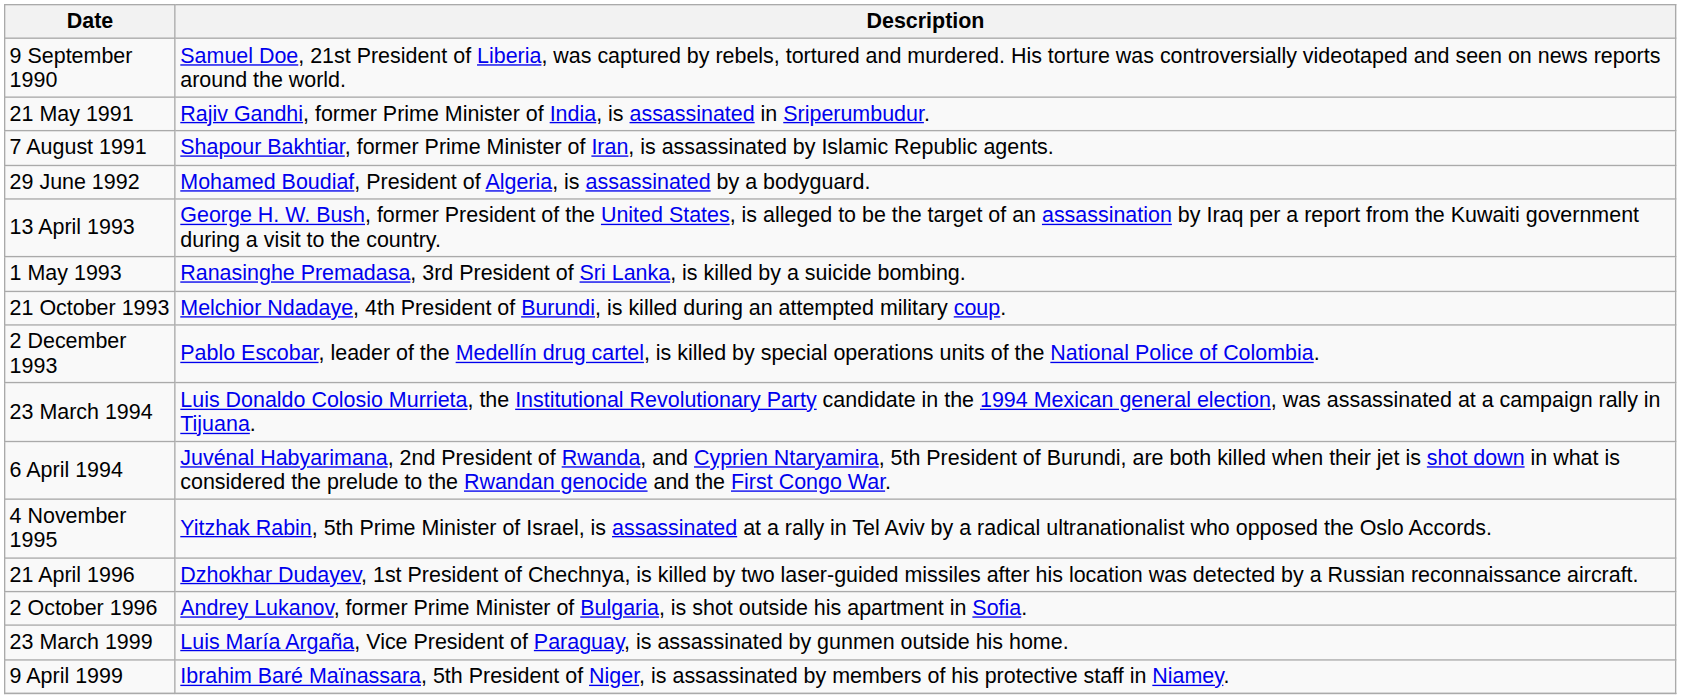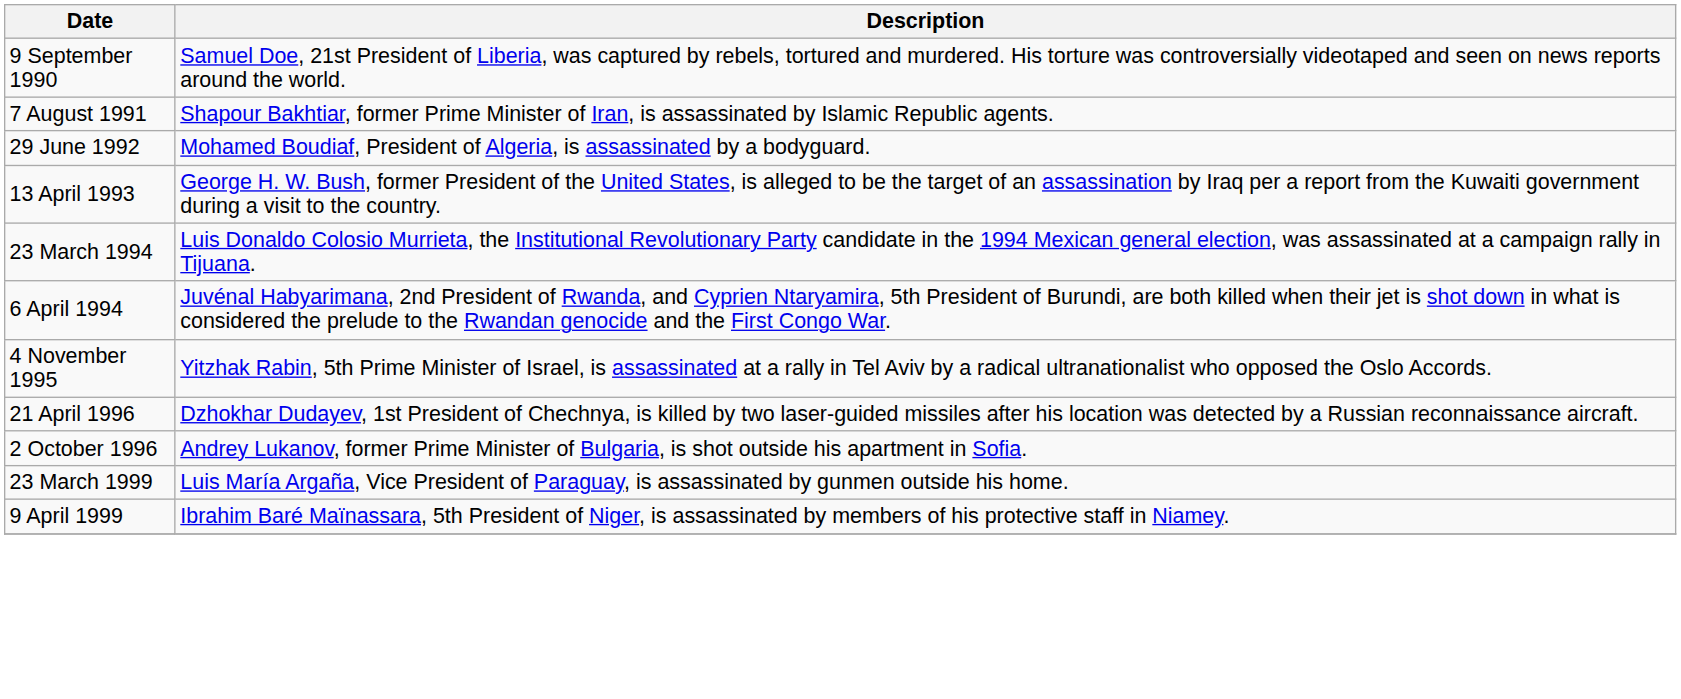- row: (72, 113)
- row: (66, 273)
- row: (89, 307)
- row: (68, 353)
